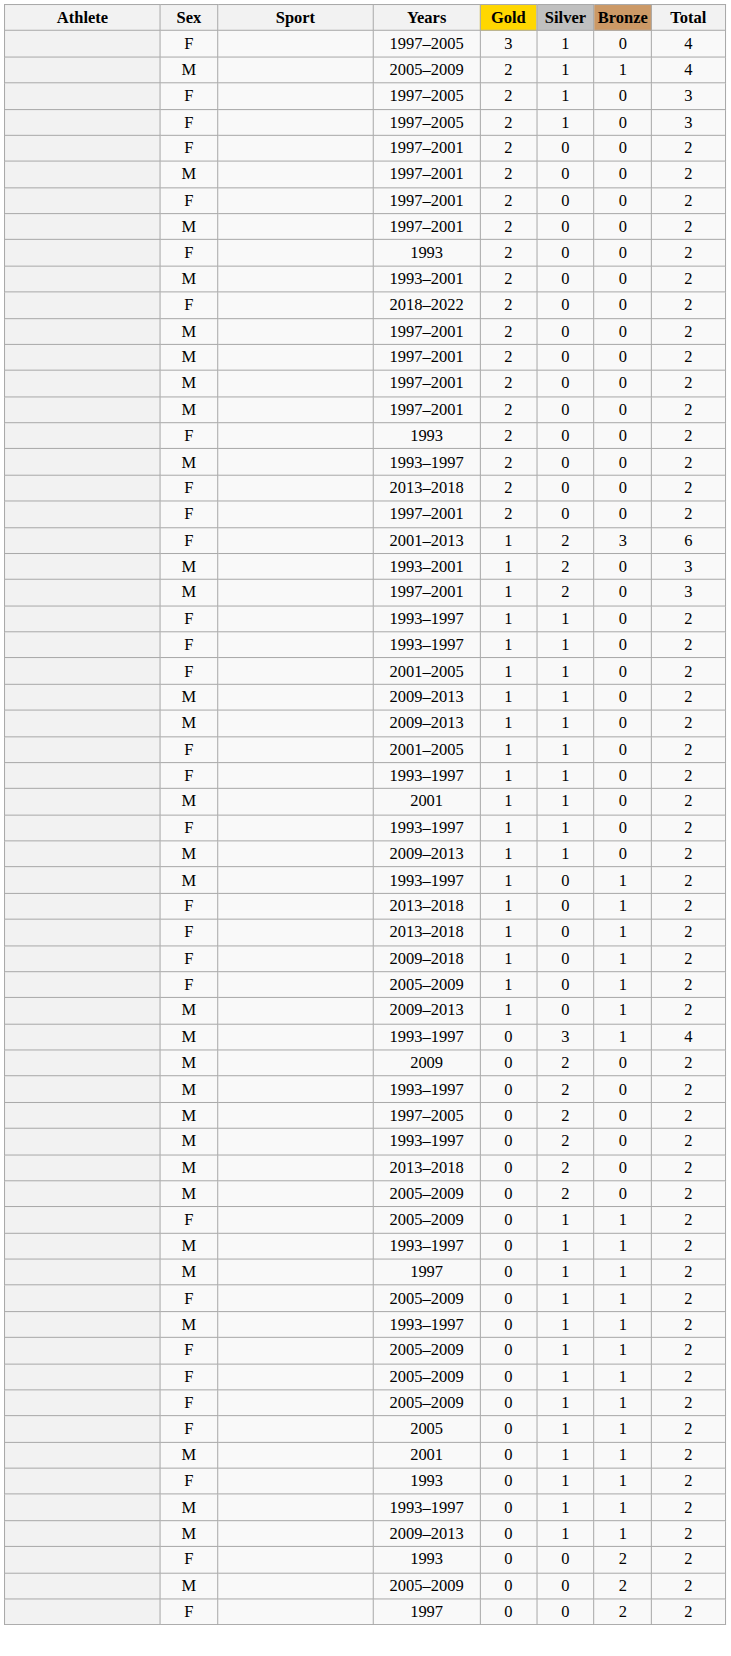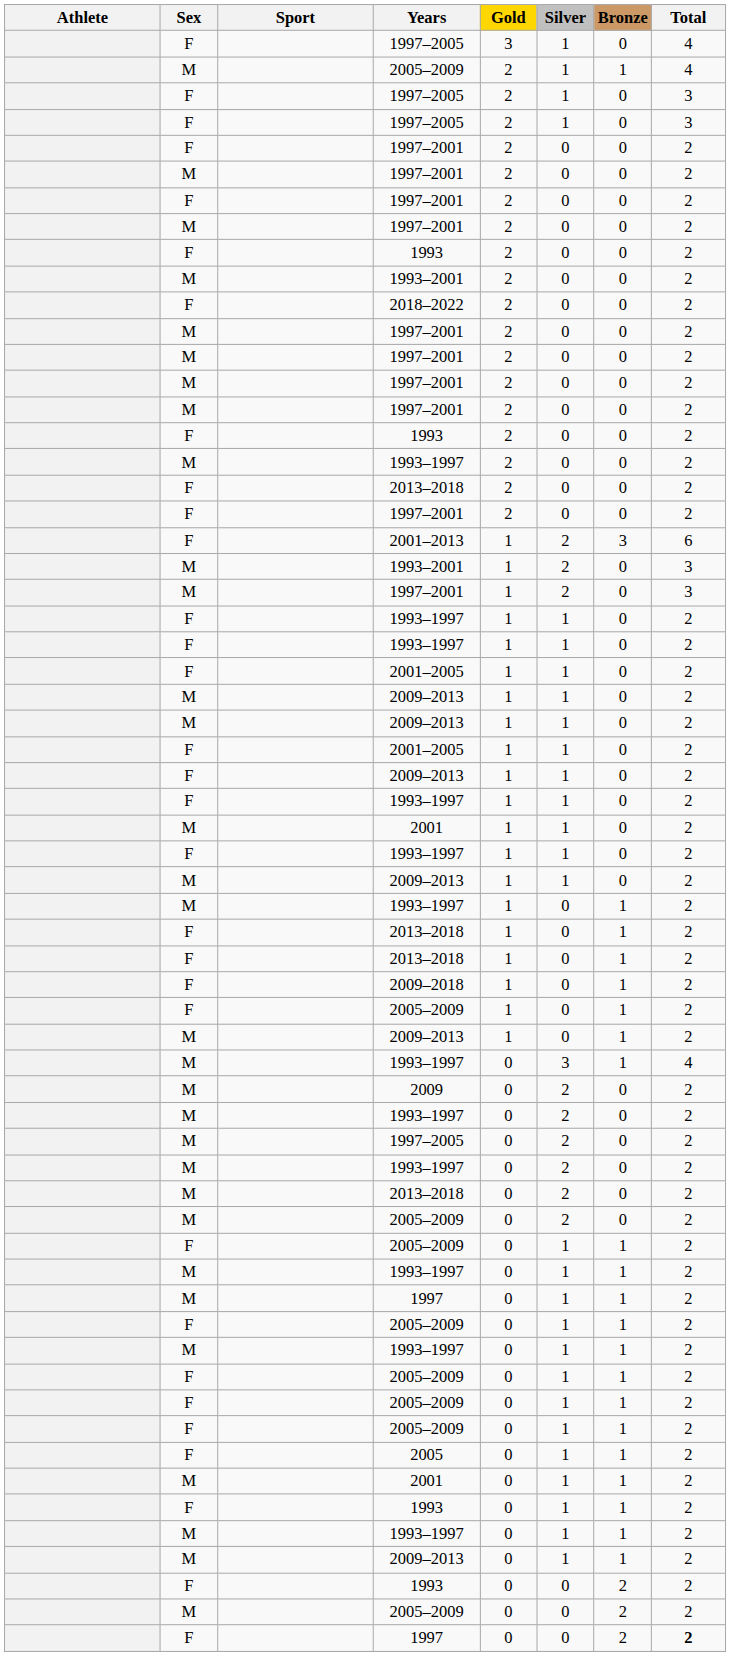+ row: (189, 775)
(688, 1611) normal -> (688, 1638) bold
